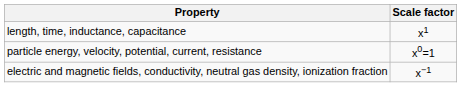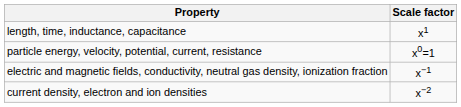+ row: (107, 92)
